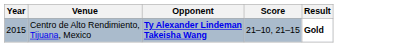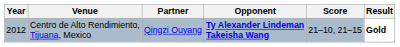+ column: (173, 12)
(16, 30) 2015 -> (16, 30) 2012
